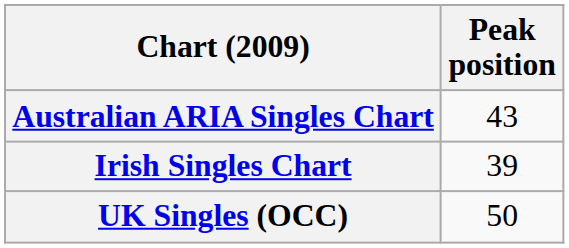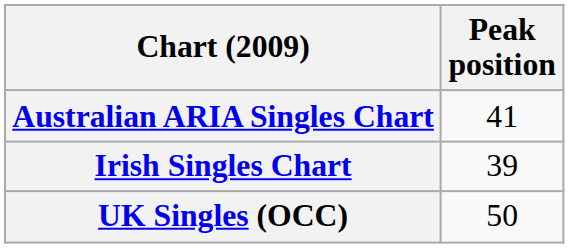(502, 115) 43 -> (502, 115) 41
